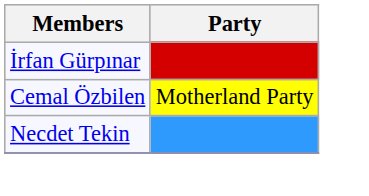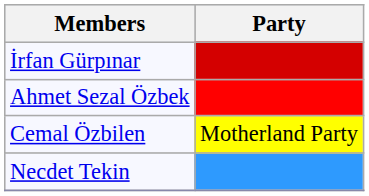+ row: (100, 97)
